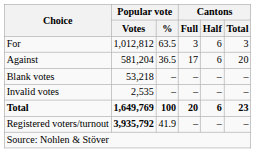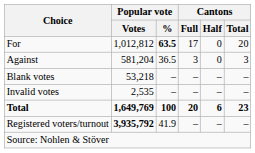(167, 44) normal -> (167, 44) bold
(196, 44) 3 -> (193, 44) 17
(219, 44) 6 -> (219, 44) 0
(246, 44) 3 -> (243, 44) 20
(193, 60) 17 -> (196, 60) 3
(219, 60) 6 -> (219, 60) 0
(243, 60) 20 -> (246, 60) 3
